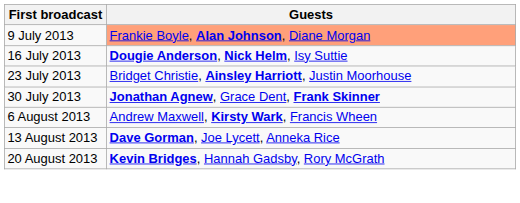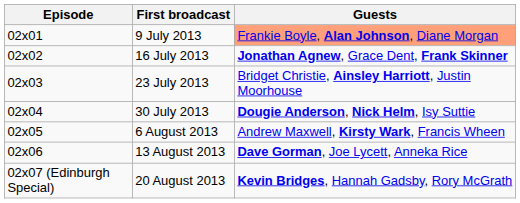+ column: (68, 14)
(229, 55) Dougie Anderson, Nick Helm, Isy Suttie -> (373, 55) Jonathan Agnew, Grace Dent, Frank Skinner
(245, 96) Jonathan Agnew, Grace Dent, Frank Skinner -> (356, 111) Dougie Anderson, Nick Helm, Isy Suttie
